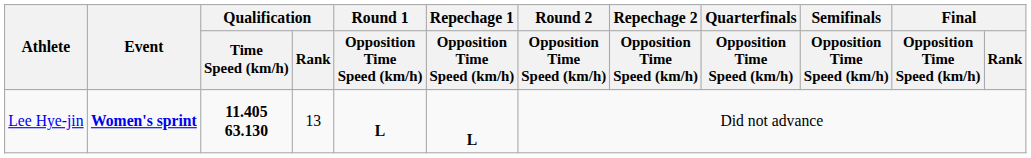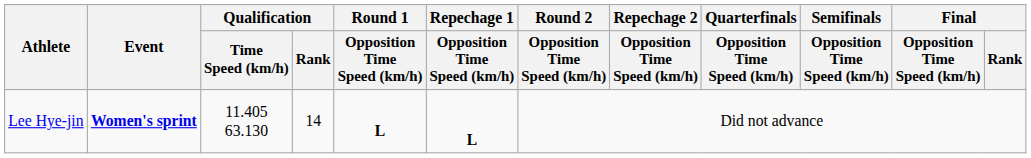(246, 121) bold -> (246, 121) normal
(313, 121) 13 -> (313, 121) 14
